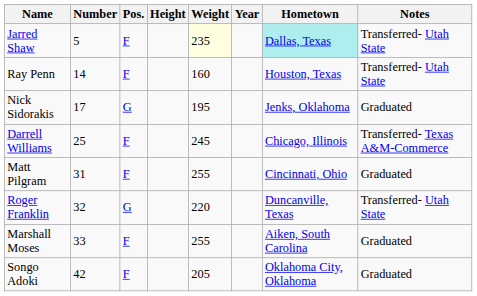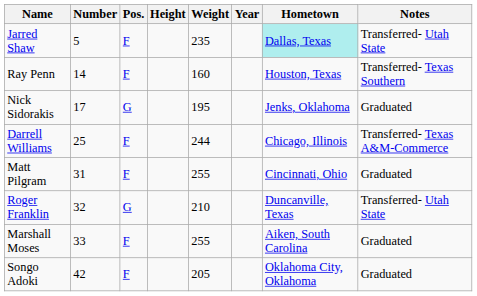(201, 40) lightyellow background -> (201, 40) no background
(405, 74) Transferred- Utah State -> (407, 74) Transferred- Texas Southern
(201, 140) 245 -> (201, 140) 244
(201, 207) 220 -> (201, 207) 210
